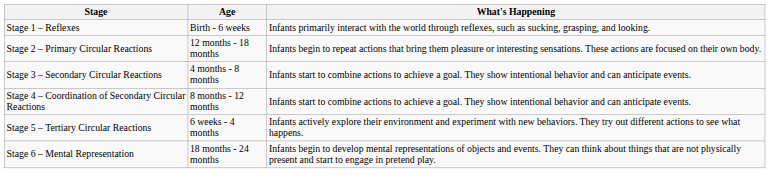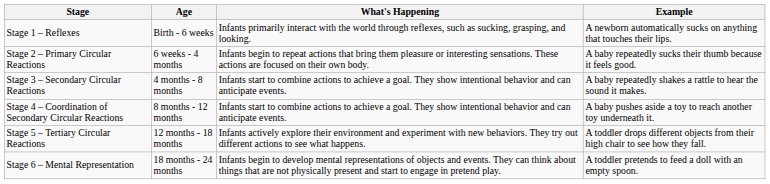+ column: (674, 12)
(219, 48) 12 months - 18 months -> (176, 59) 6 weeks - 4 months
(212, 128) 6 weeks - 4 months -> (183, 139) 12 months - 18 months
